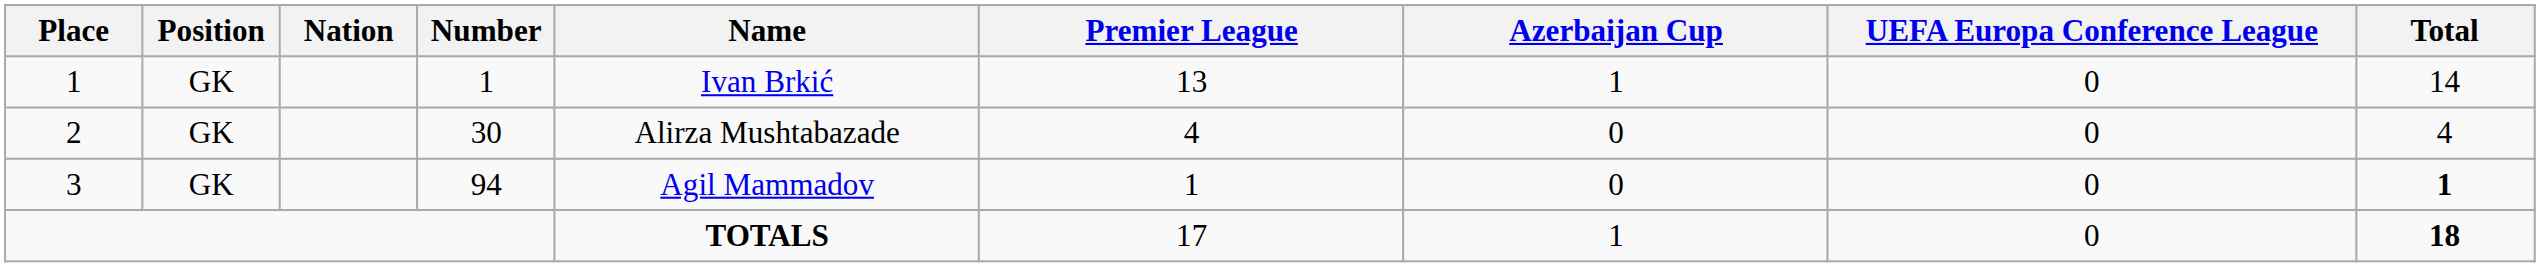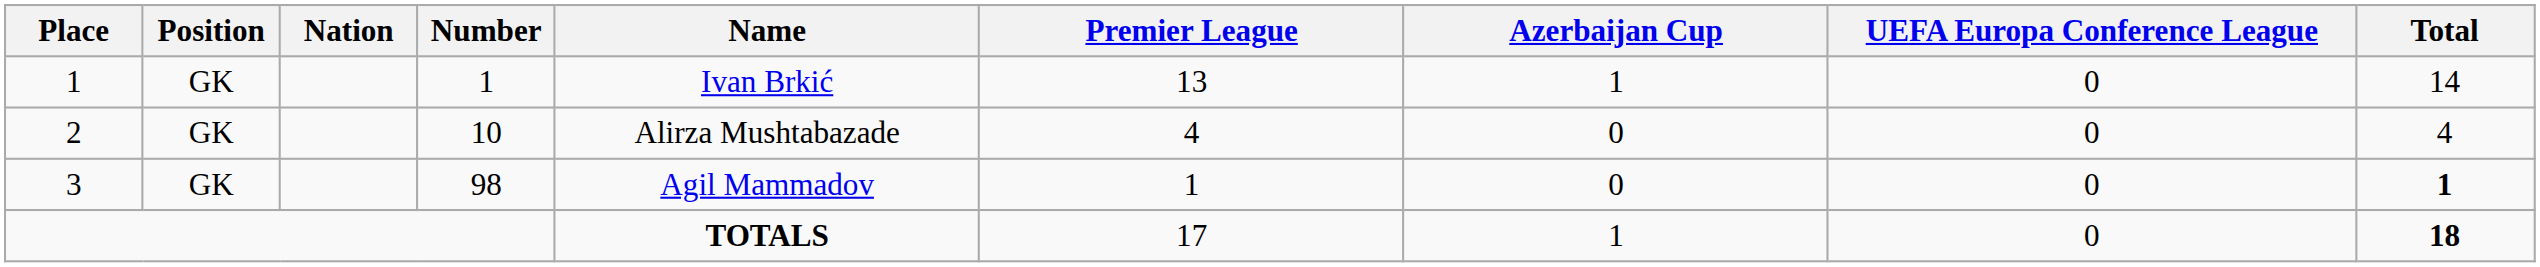(486, 133) 30 -> (486, 133) 10
(486, 184) 94 -> (486, 184) 98
